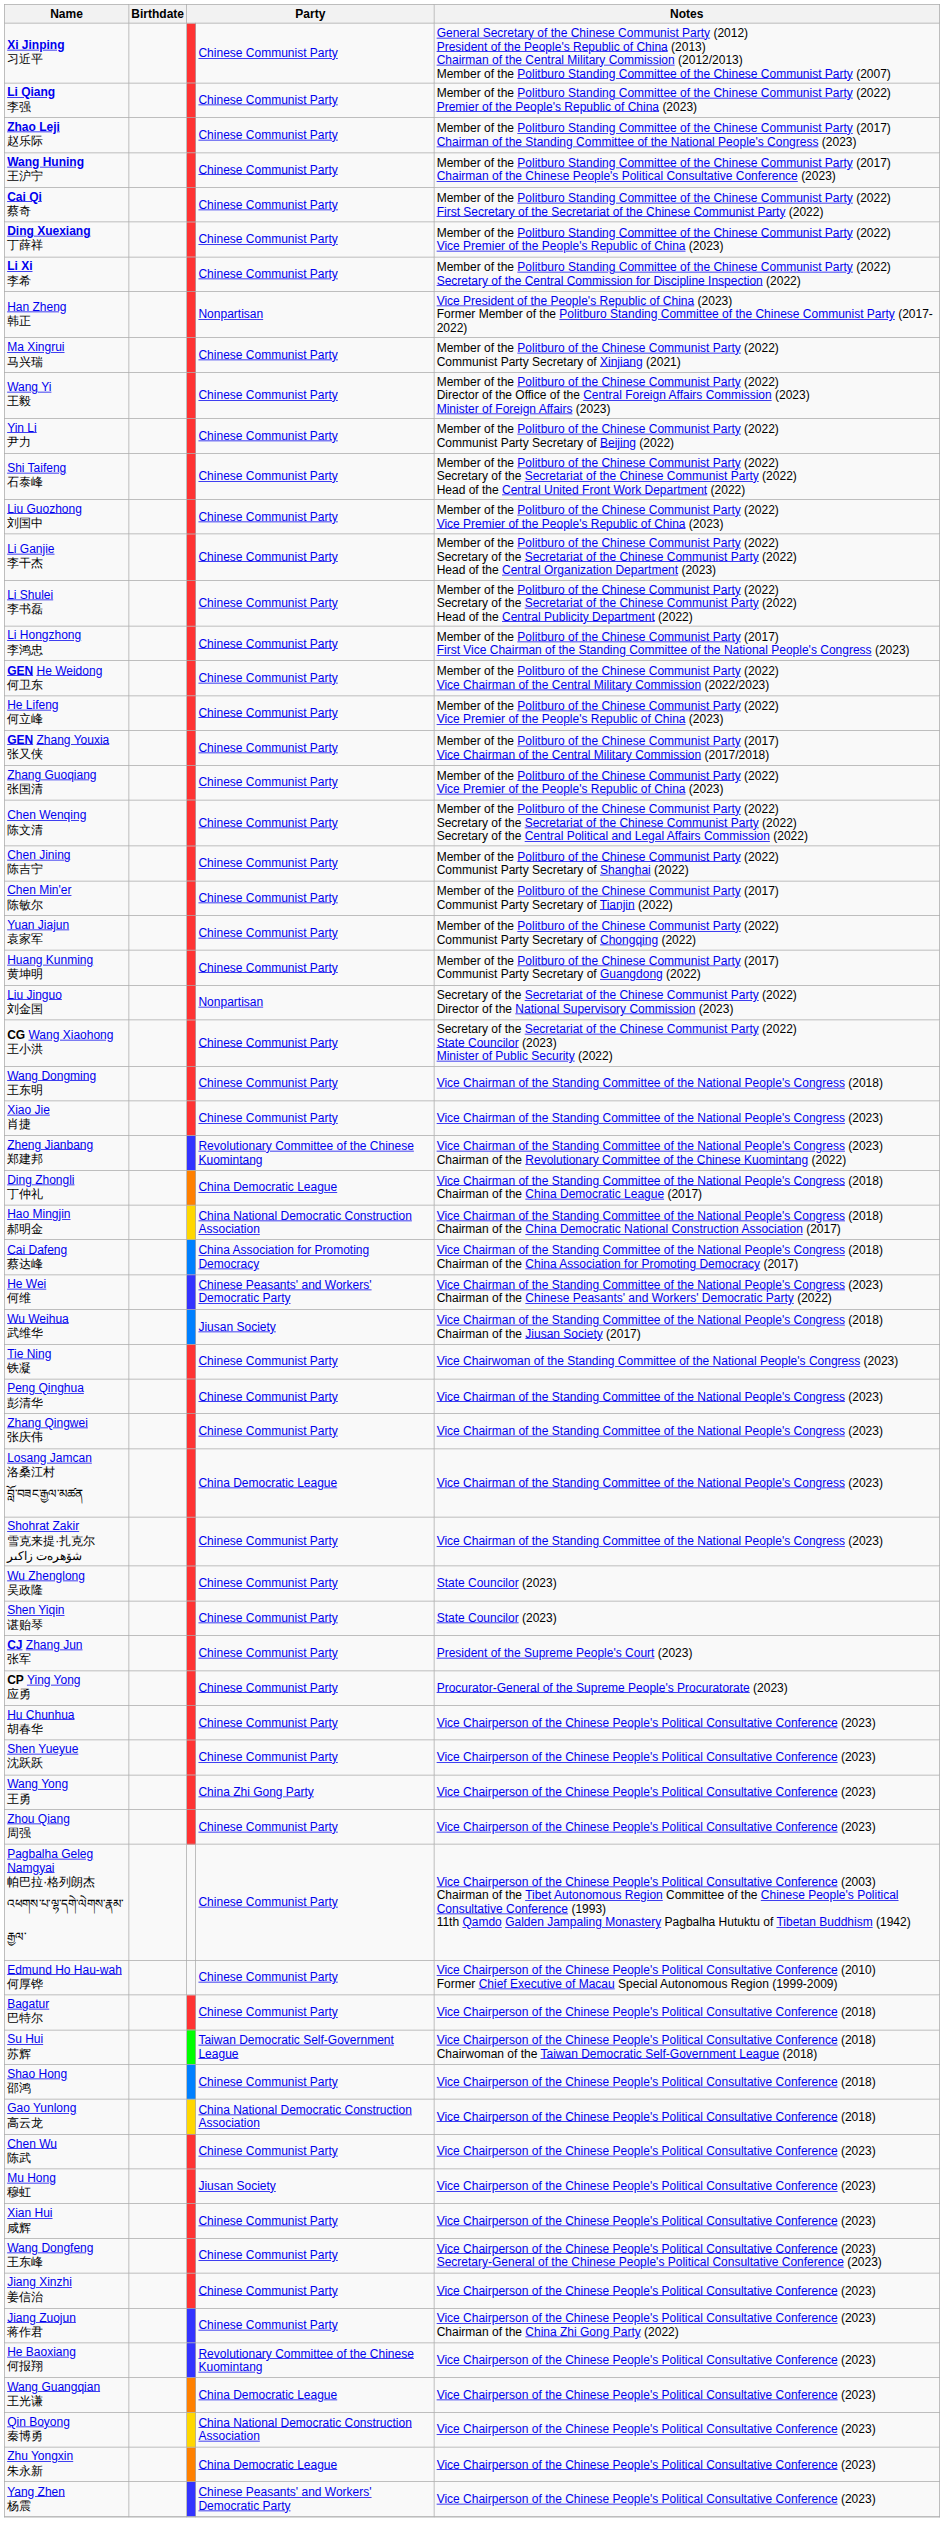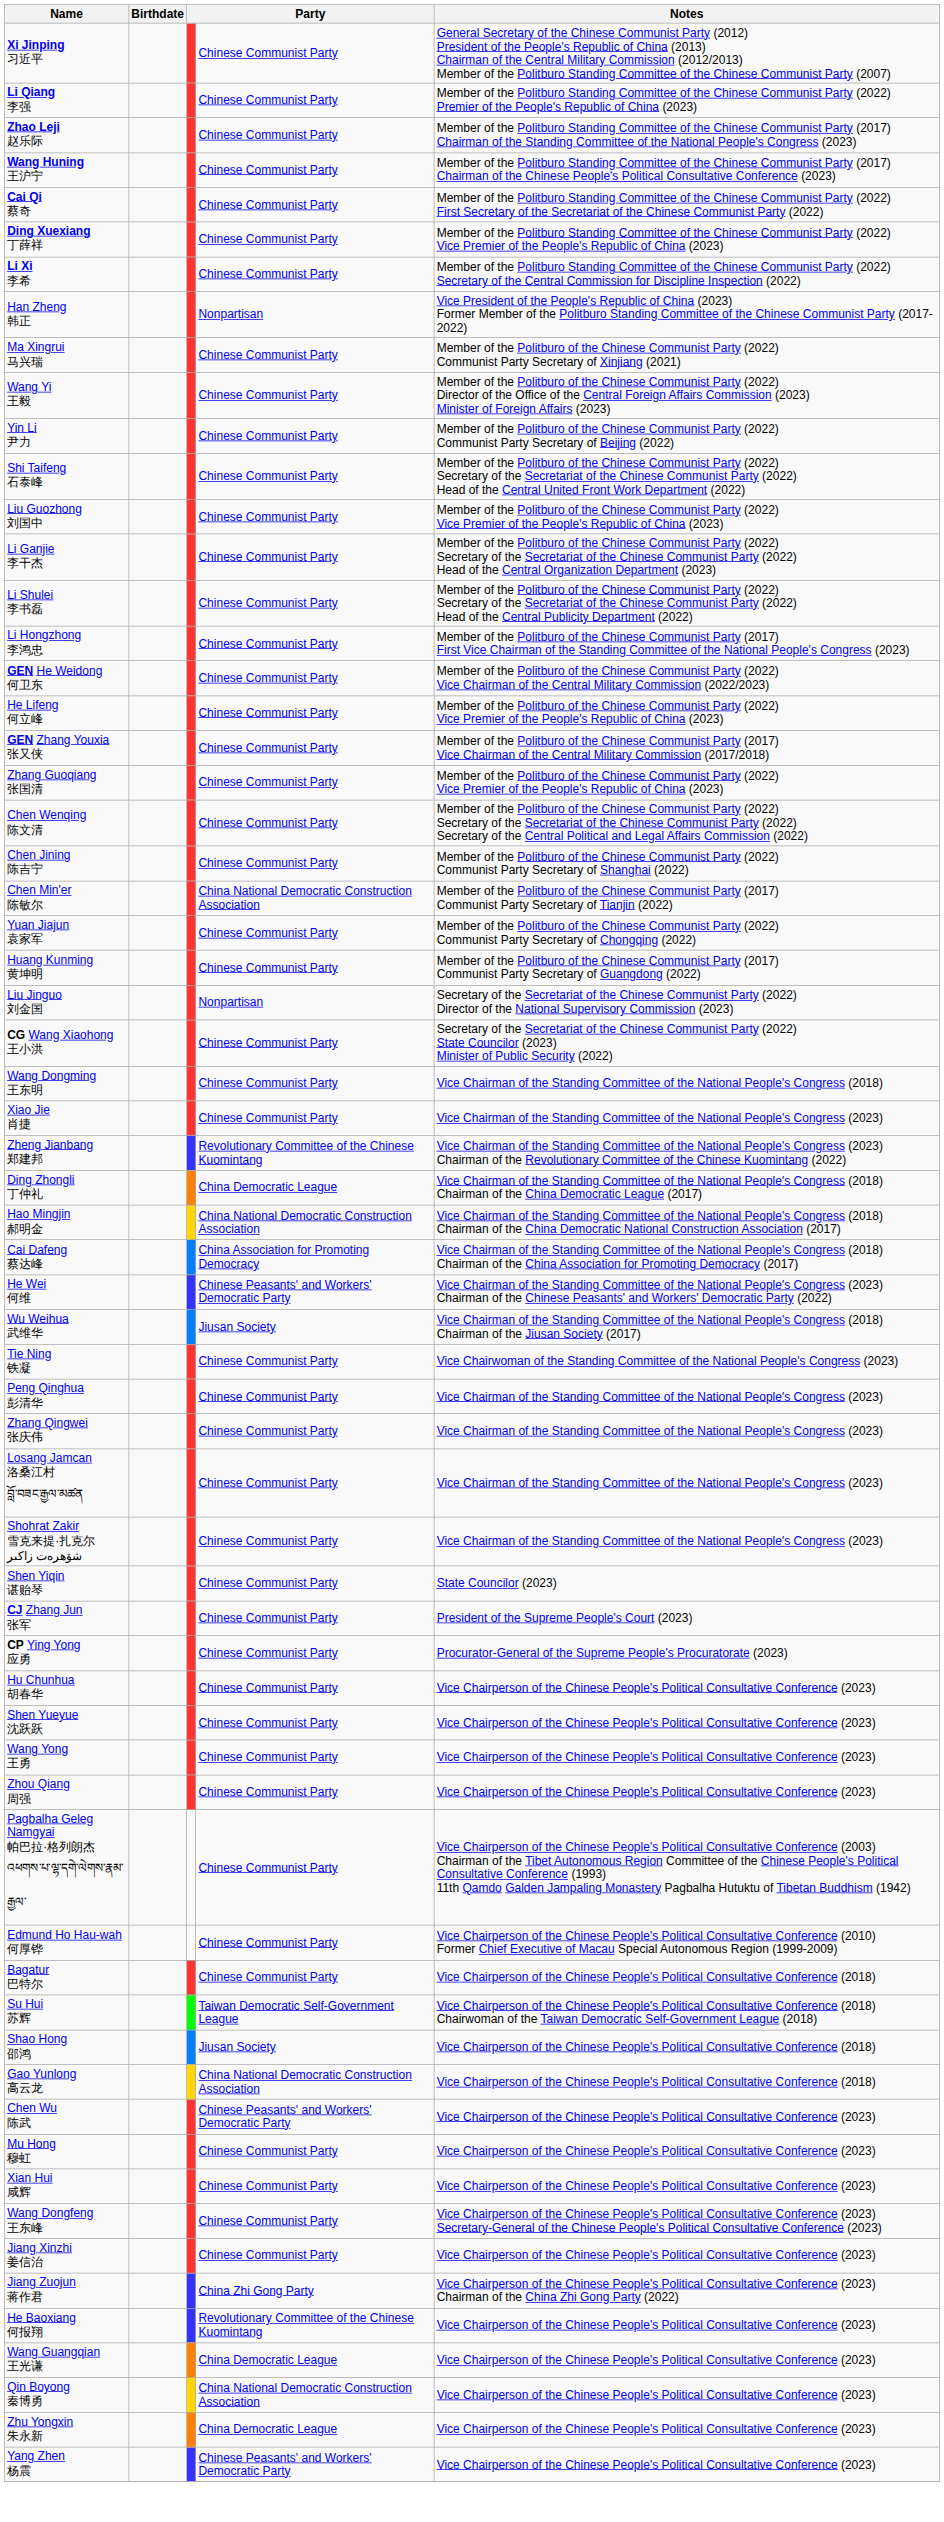(268, 898) Chinese Communist Party -> (305, 898) China National Democratic Construction Association
(268, 1482) China Democratic League -> (268, 1482) Chinese Communist Party
- row: (46, 1582)
(256, 1792) China Zhi Gong Party -> (268, 1757) Chinese Communist Party
(268, 2082) Chinese Communist Party -> (237, 2047) Jiusan Society
(268, 2151) Chinese Communist Party -> (285, 2116) Chinese Peasants' and Workers' Democratic Party
(237, 2186) Jiusan Society -> (268, 2151) Chinese Communist Party
(268, 2325) Chinese Communist Party -> (256, 2290) China Zhi Gong Party
